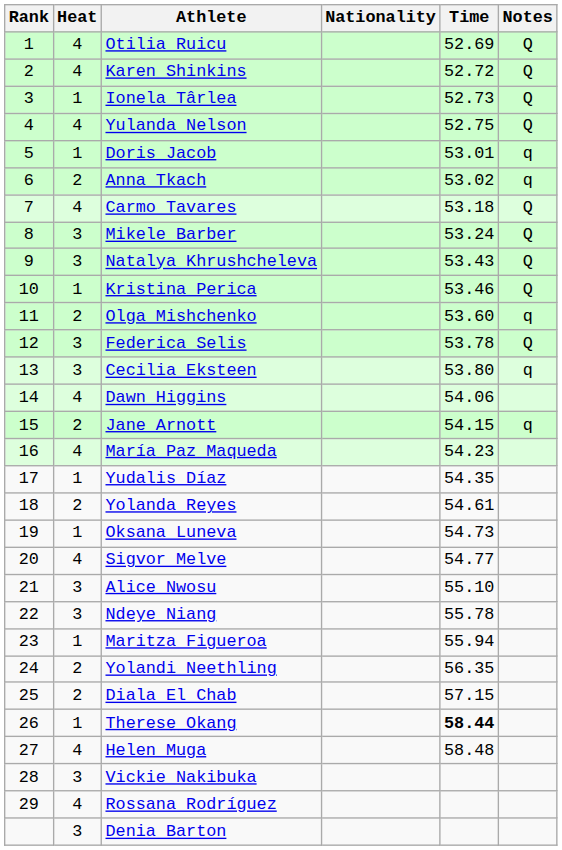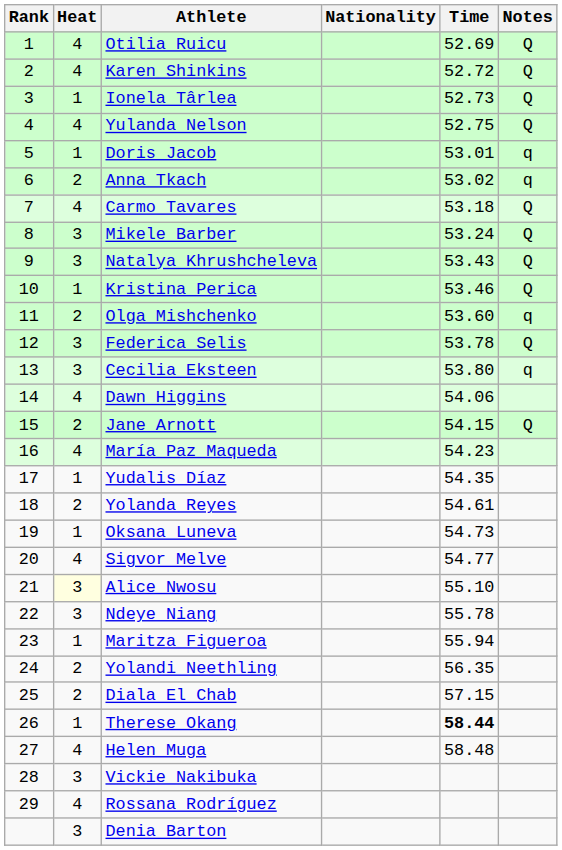(528, 425) q -> (528, 425) Q
(77, 588) no background -> (77, 588) lightyellow background
